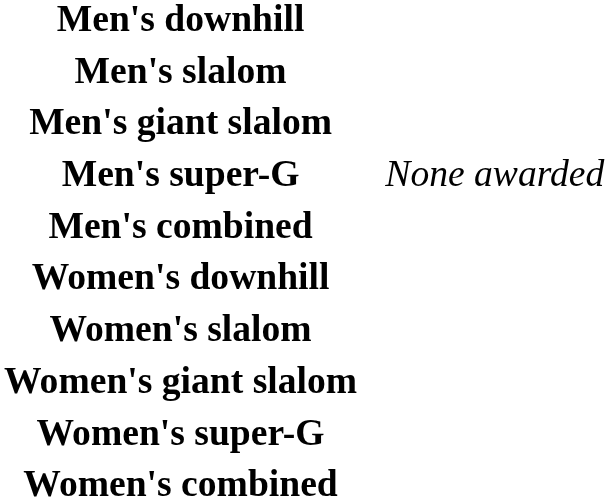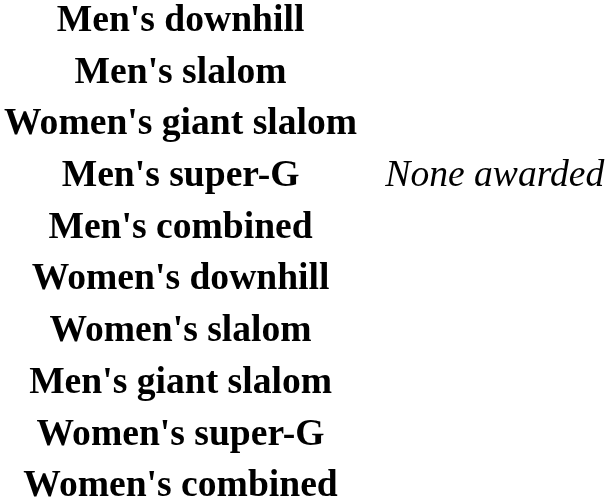rows swapped: (181, 121) <-> (181, 380)
